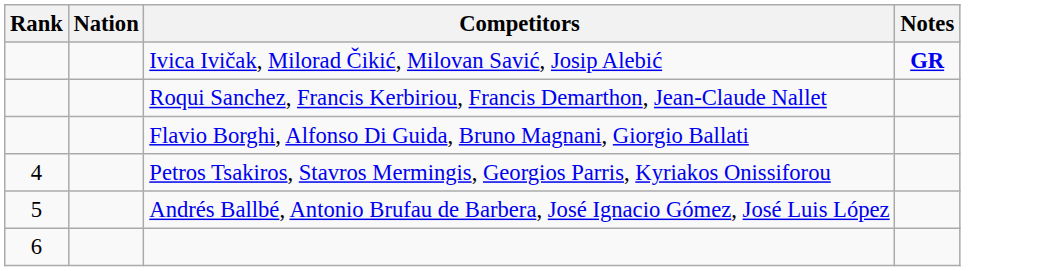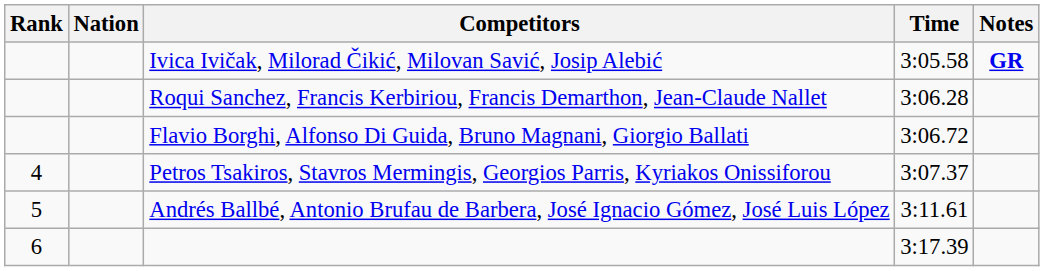+ column: (934, 23)
